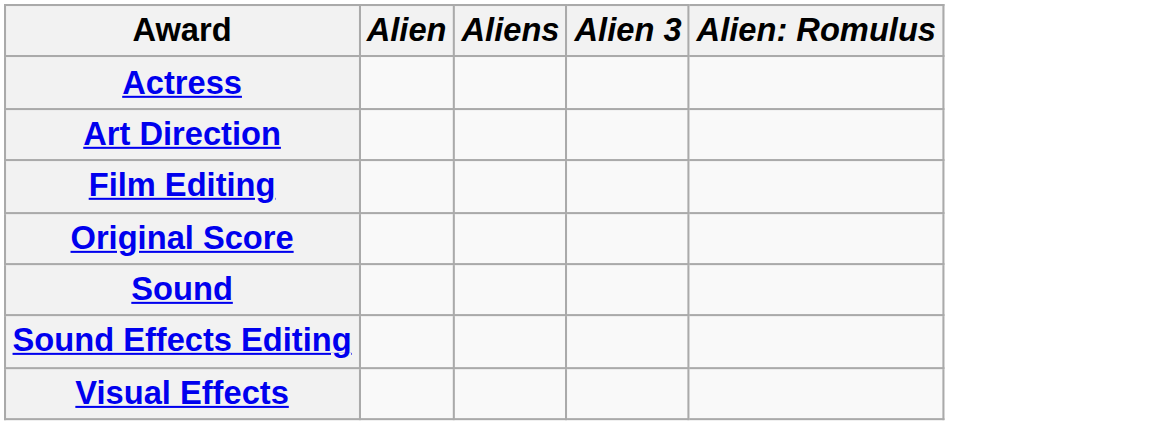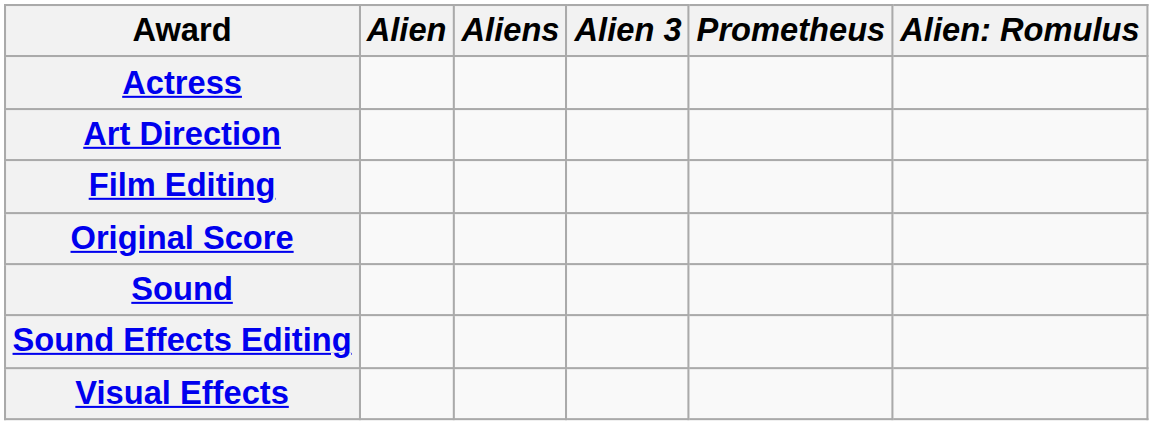+ column: (791, 30)
